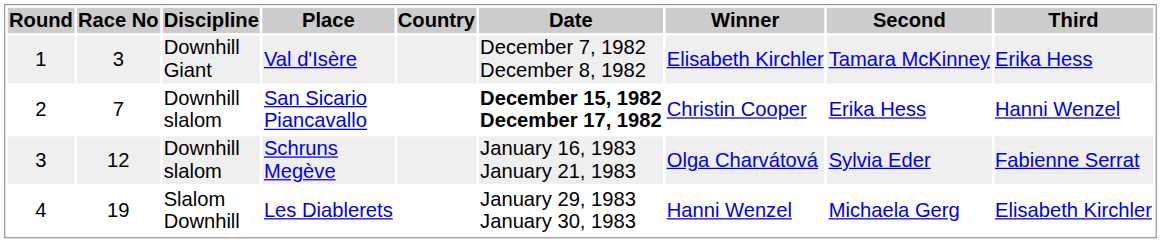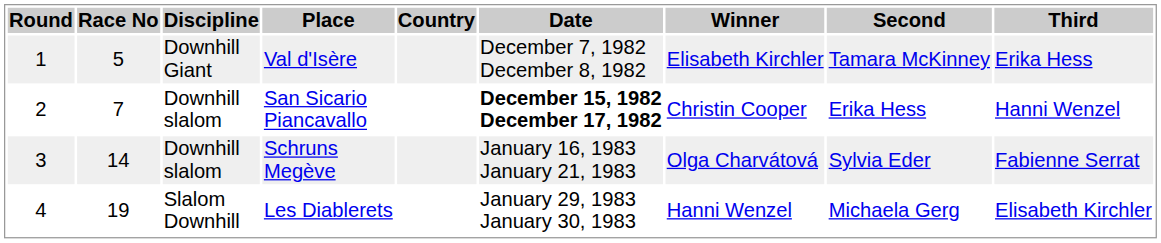(118, 59) 3 -> (118, 59) 5
(118, 160) 12 -> (118, 160) 14
